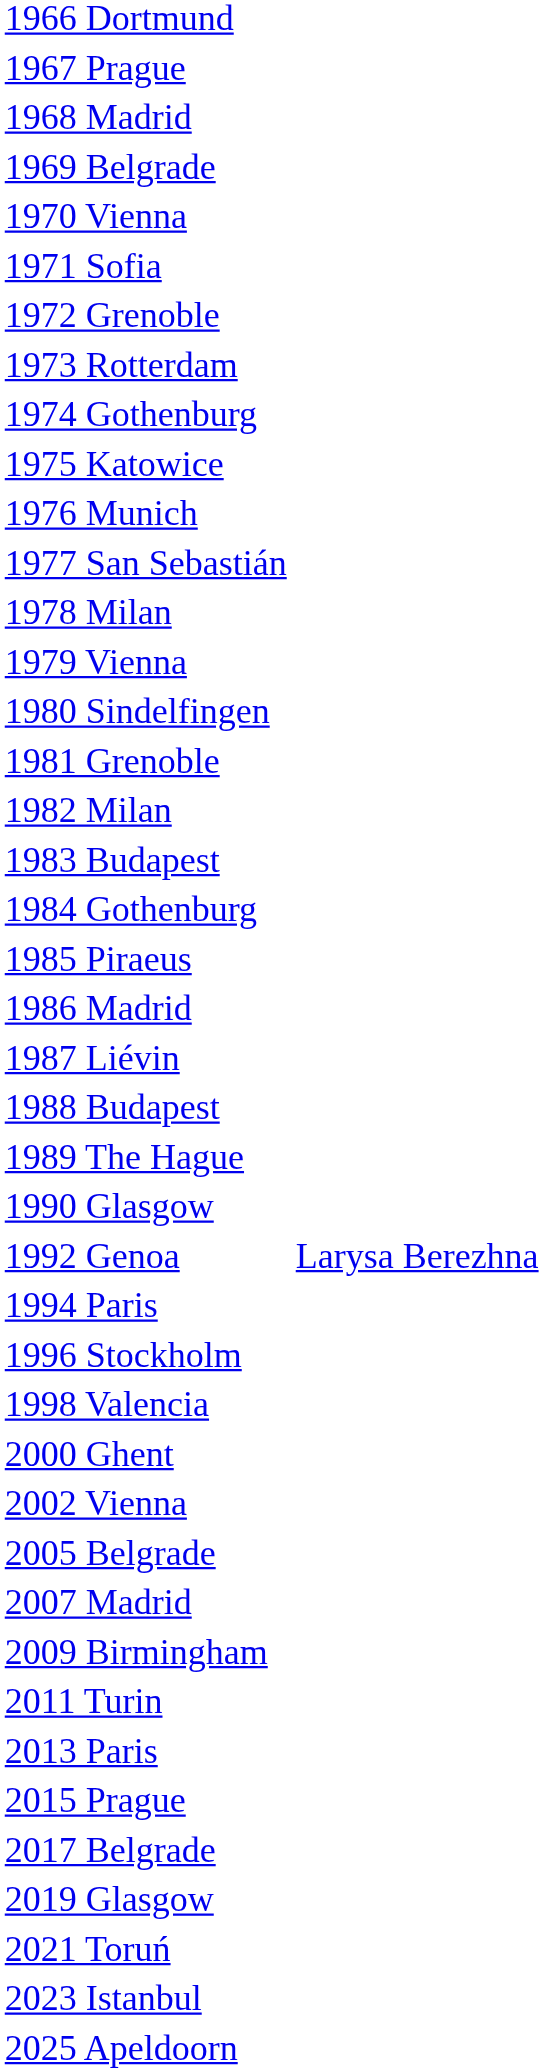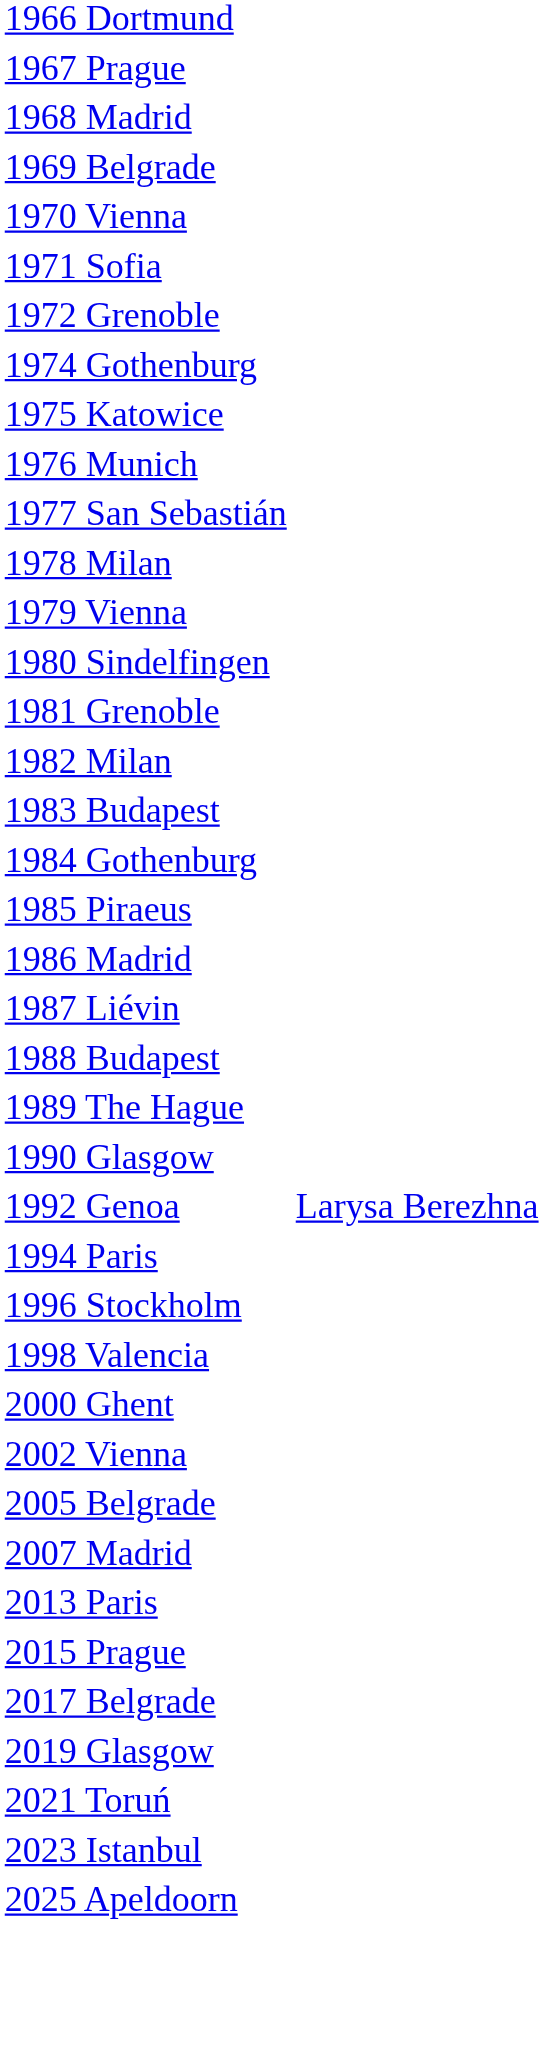- row: (121, 364)
- row: (136, 1651)
- row: (84, 1701)
